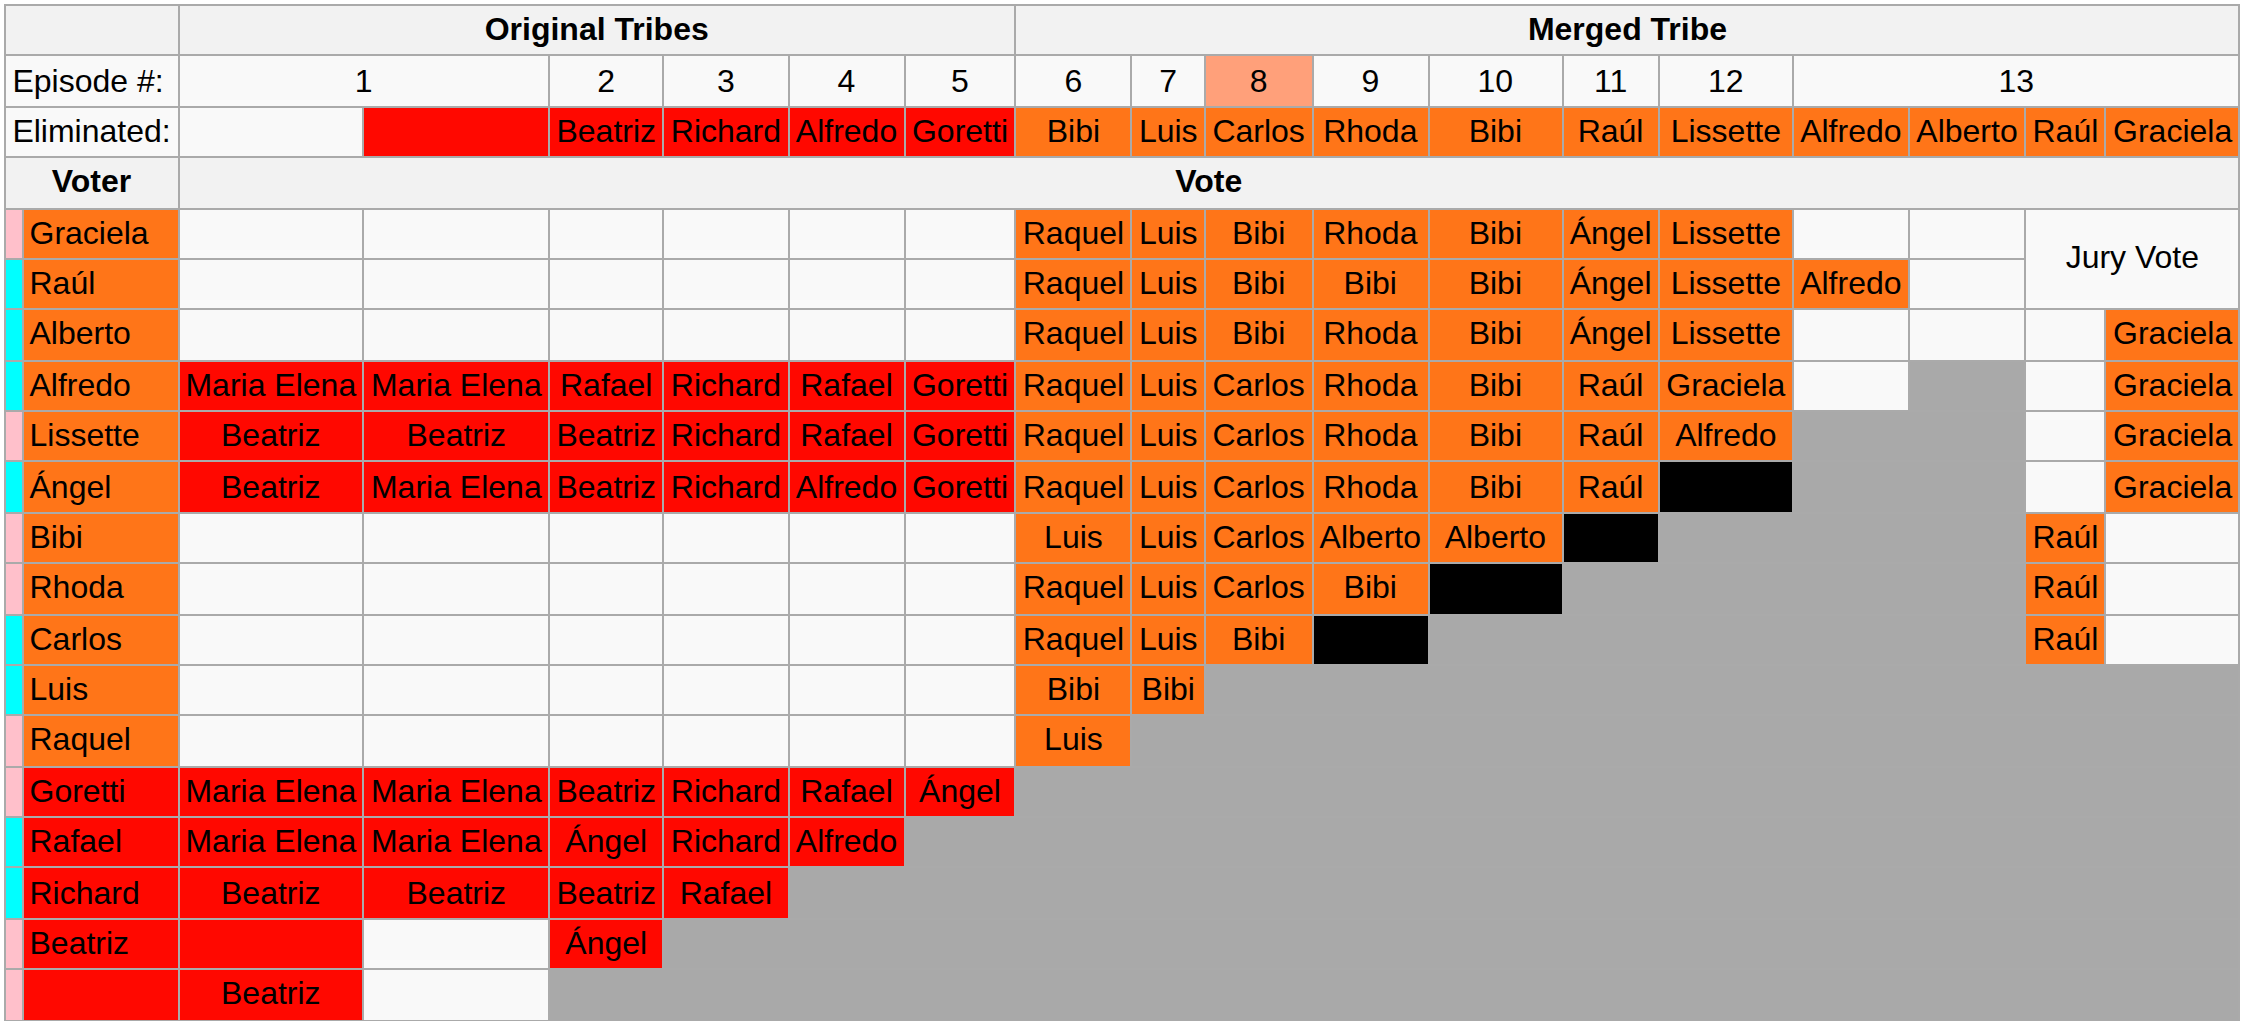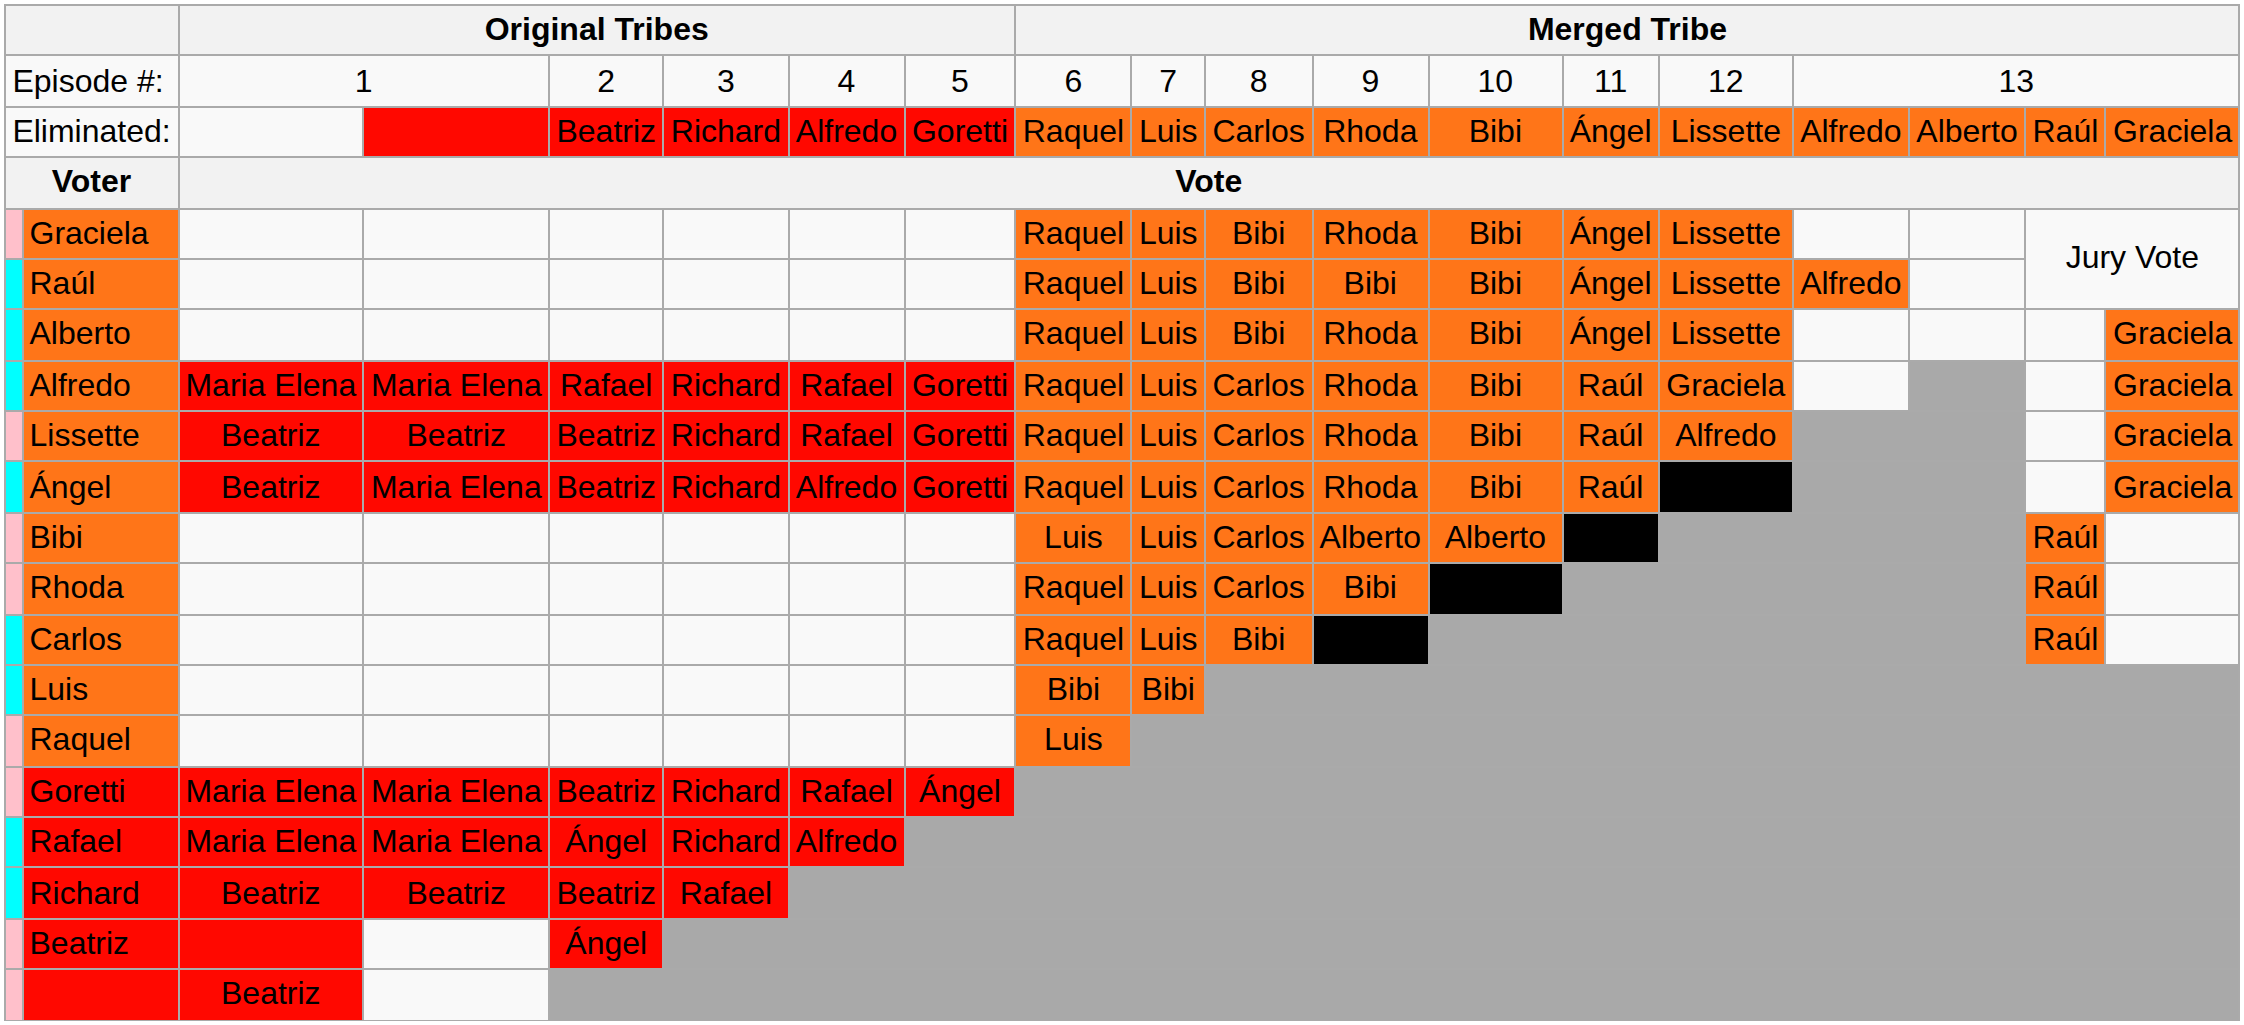(1259, 80) lightsalmon background -> (1259, 80) no background
(1073, 131) Bibi -> (1073, 131) Raquel
(1611, 131) Raúl -> (1611, 131) Ángel
